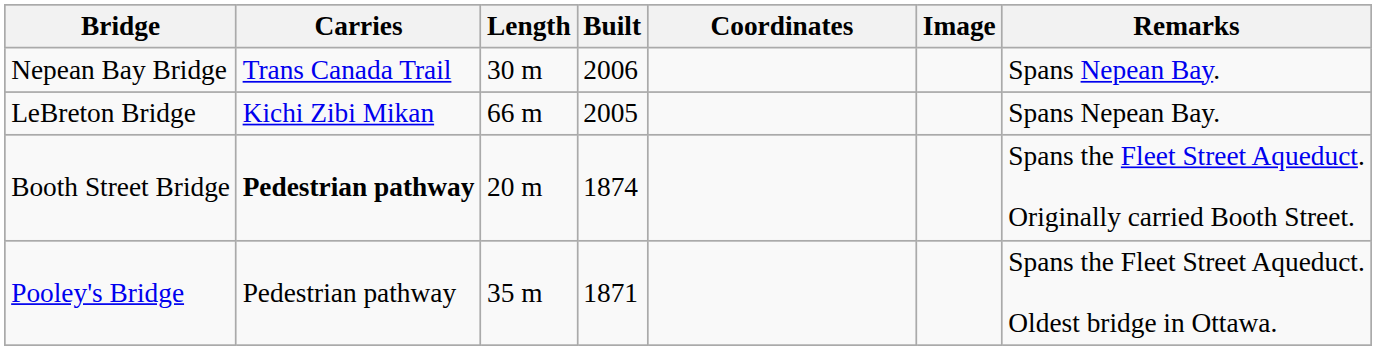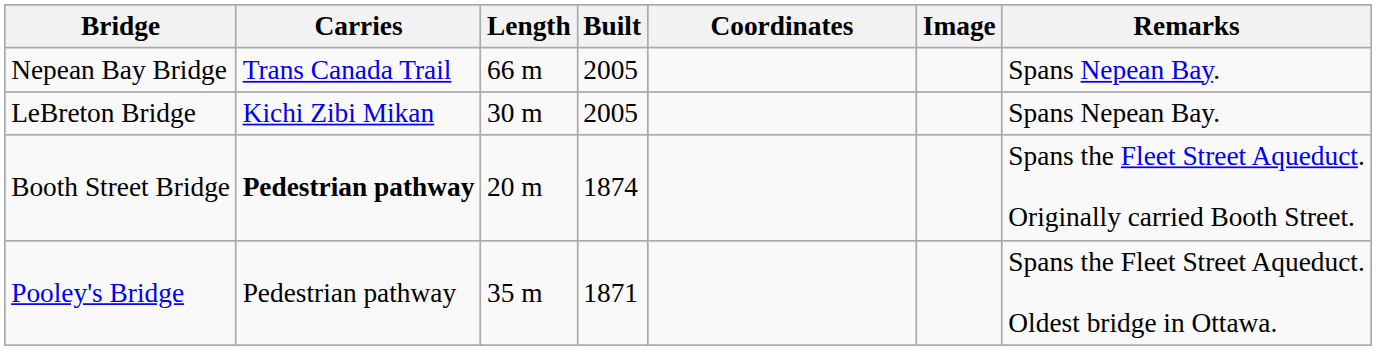(515, 69) 30 m -> (515, 69) 66 m
(611, 69) 2006 -> (611, 69) 2005
(515, 112) 66 m -> (515, 112) 30 m
